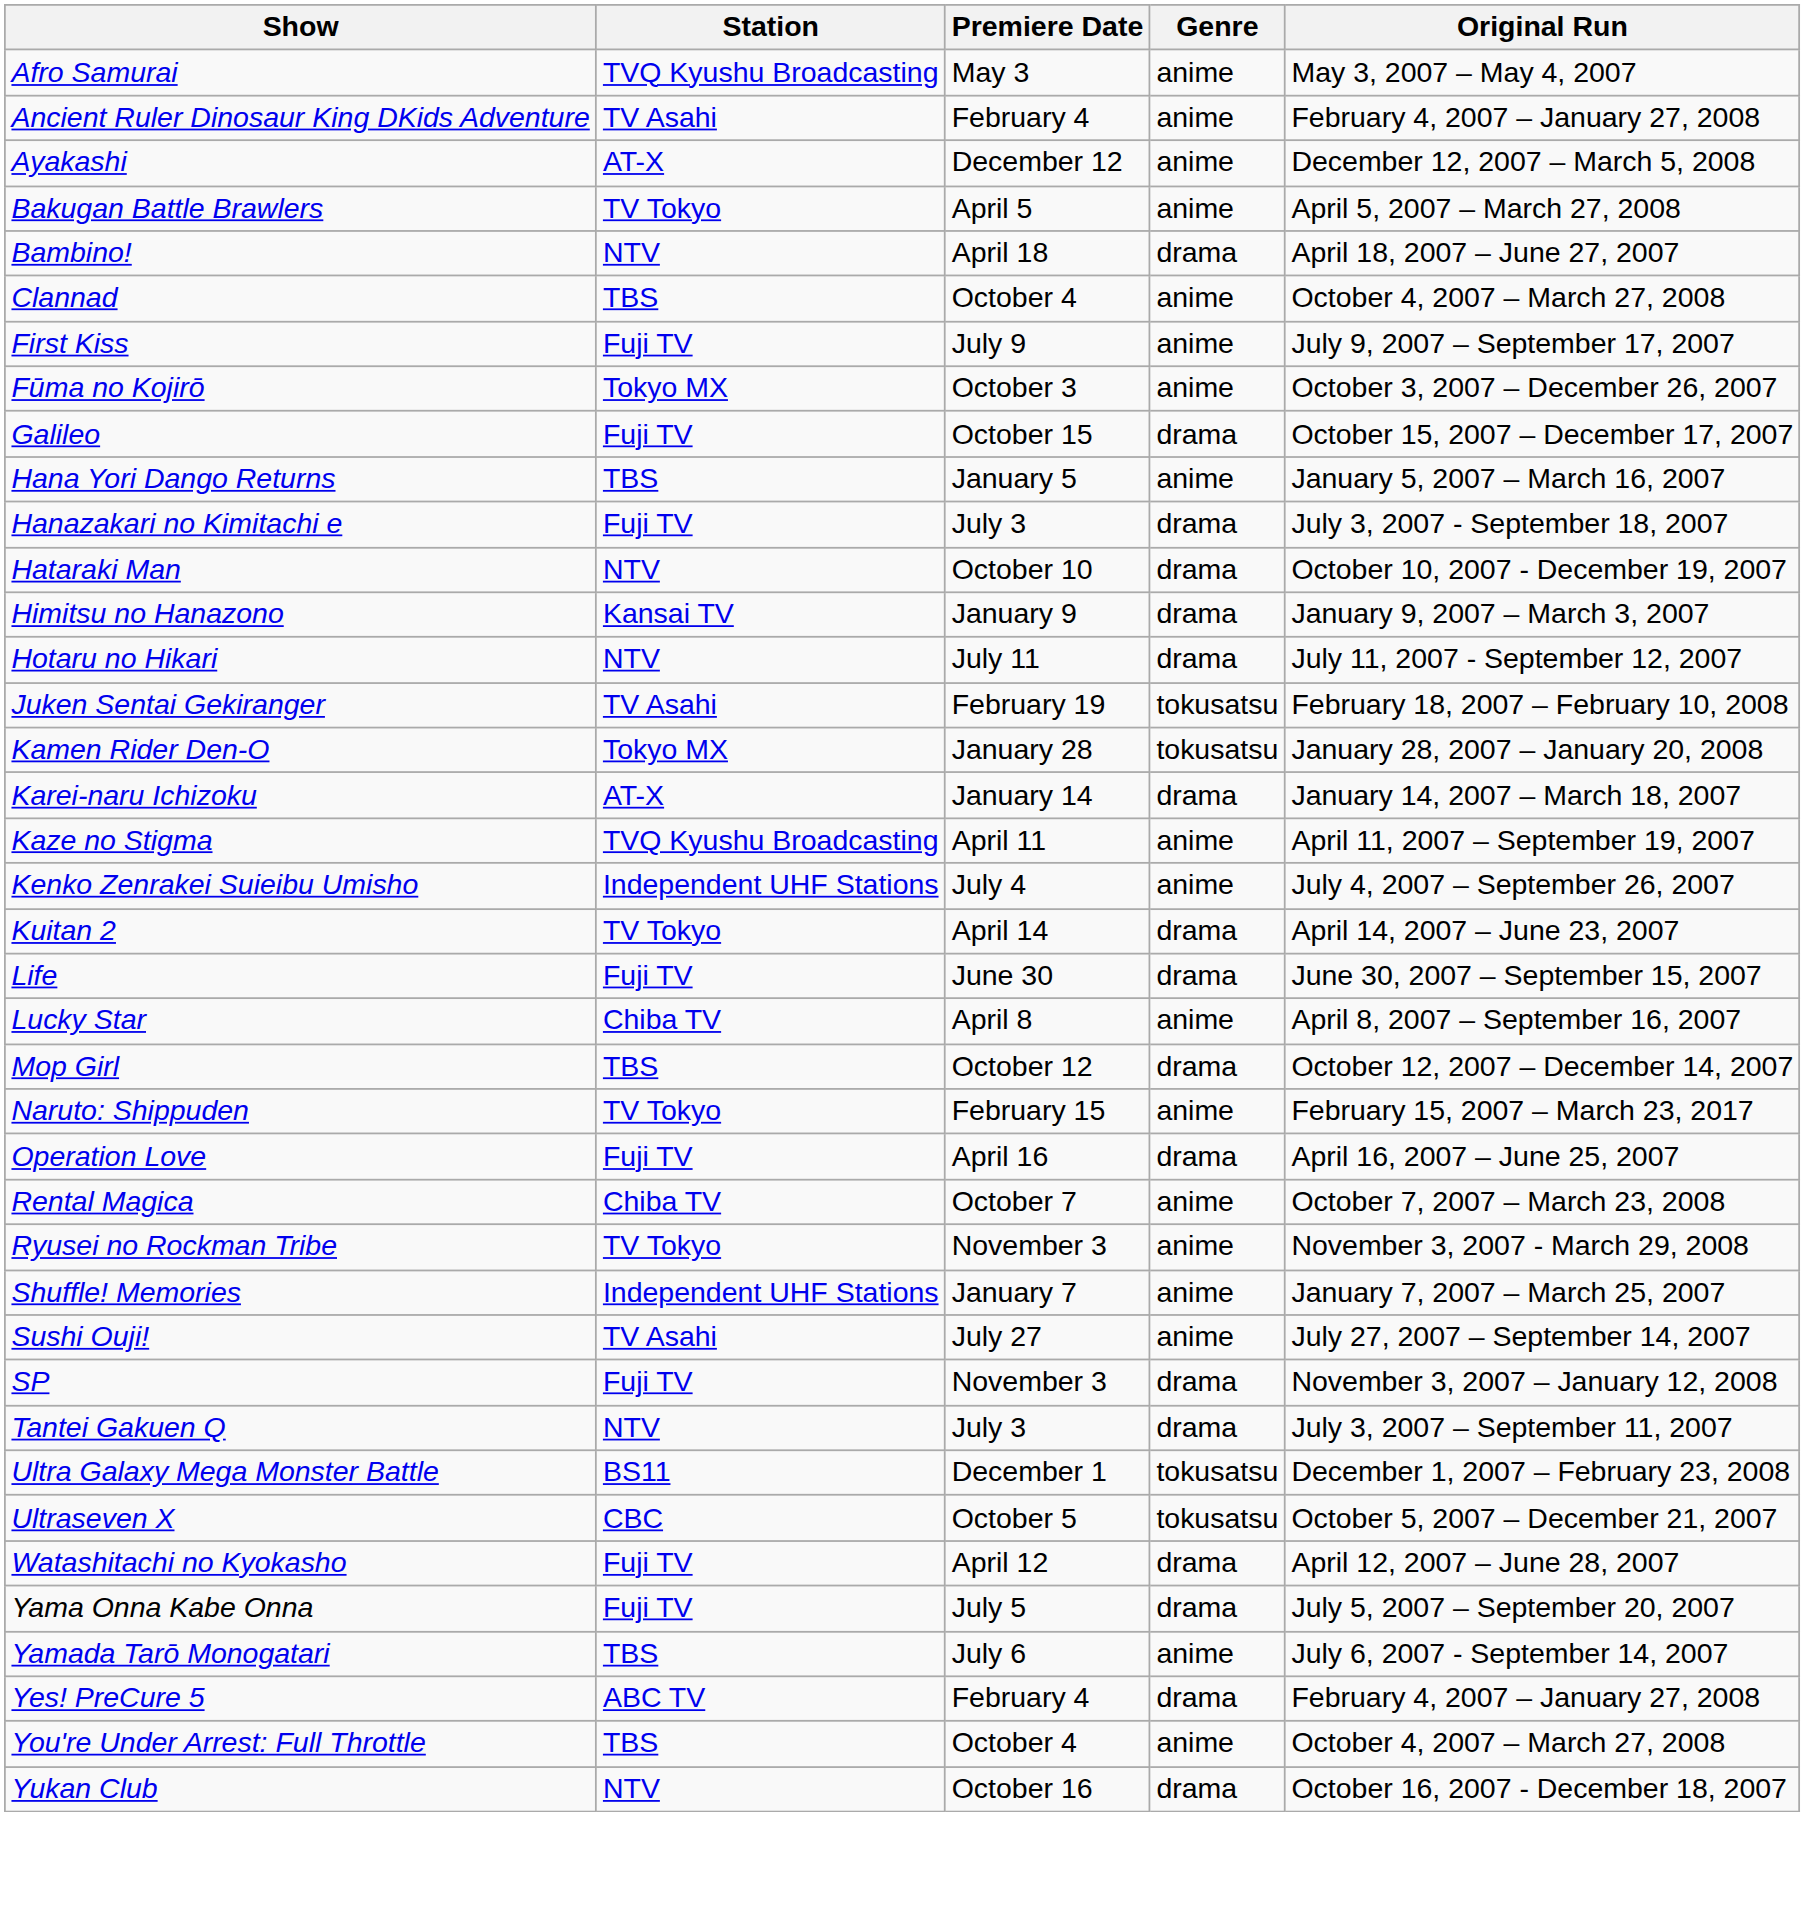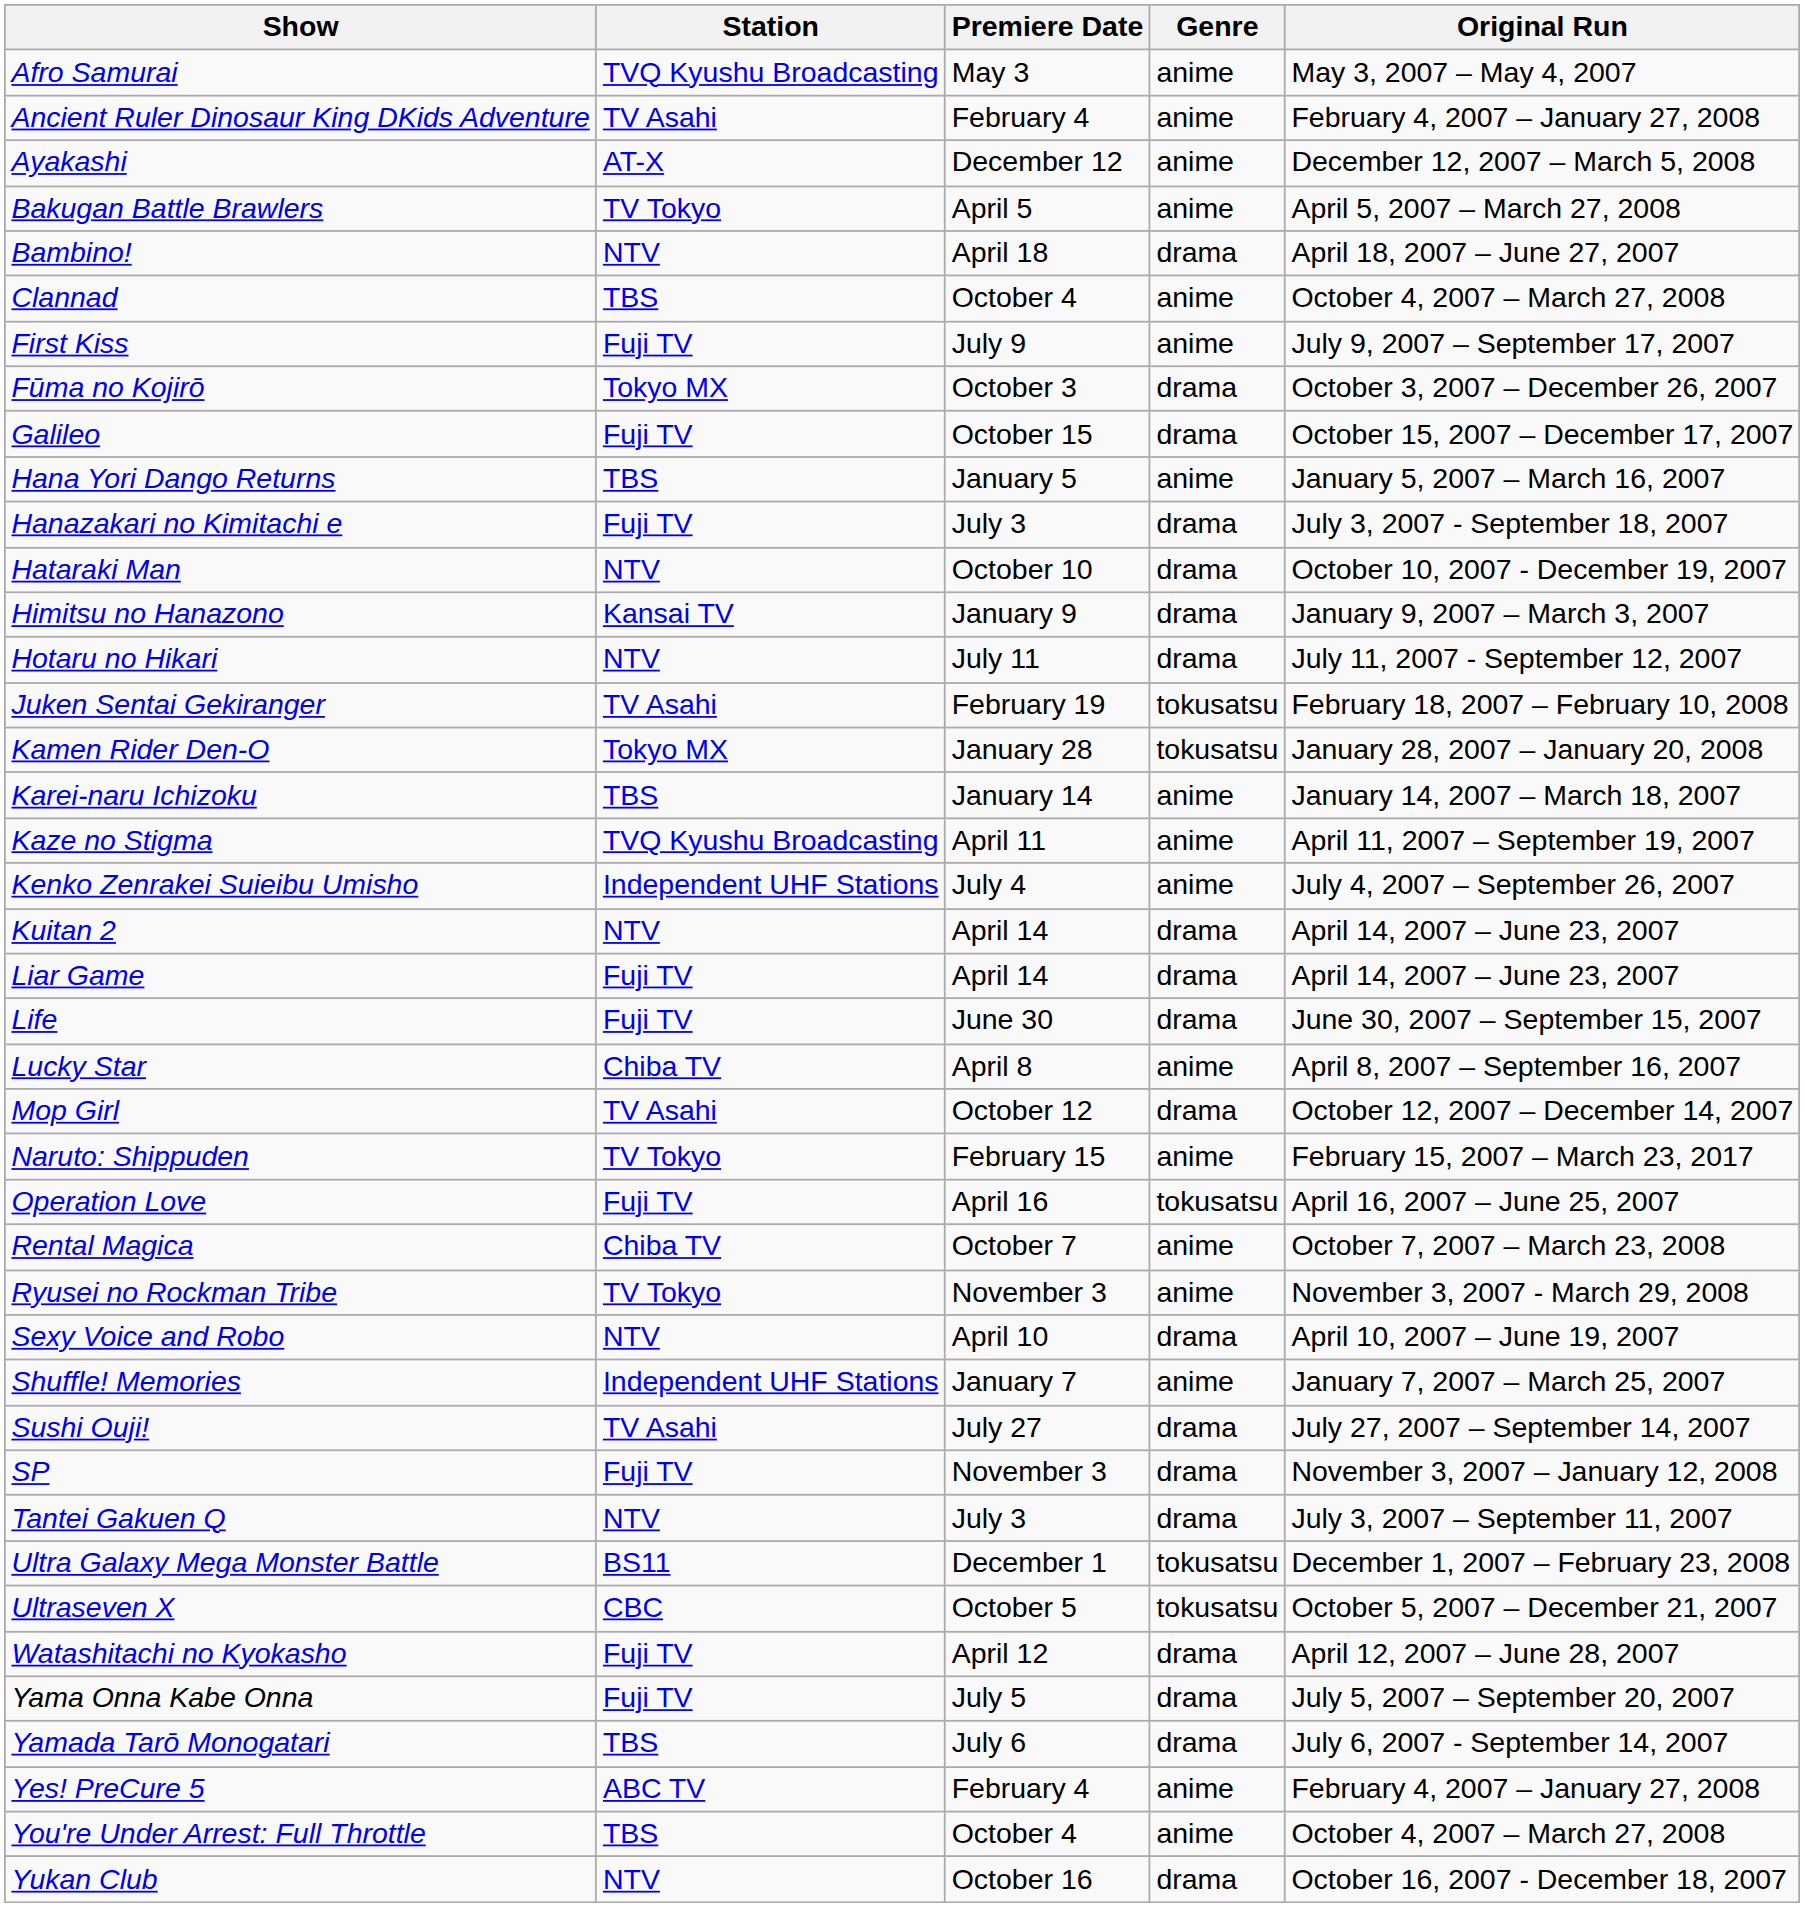(1195, 388) anime -> (1197, 388) drama
(634, 794) AT-X -> (631, 794) TBS
(1197, 794) drama -> (1195, 794) anime
(662, 930) TV Tokyo -> (631, 930) NTV
+ row: (78, 975)
(631, 1065) TBS -> (660, 1111) TV Asahi
(1197, 1156) drama -> (1217, 1201) tokusatsu
+ row: (148, 1336)
(1195, 1336) anime -> (1197, 1427) drama
(1195, 1653) anime -> (1197, 1743) drama
(1197, 1698) drama -> (1195, 1788) anime
